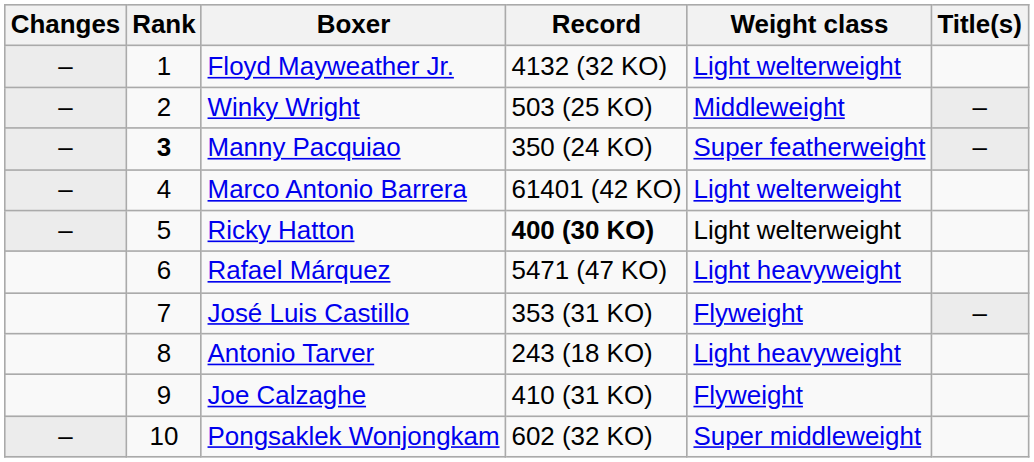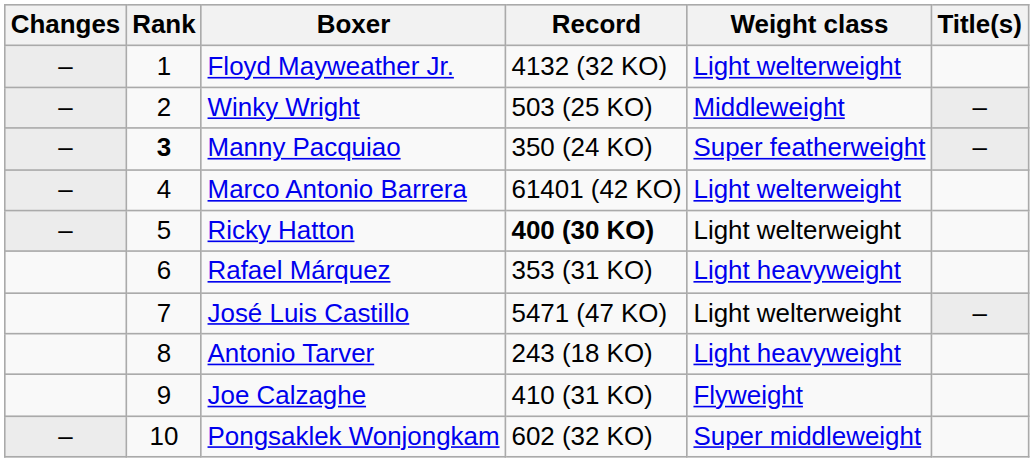(589, 271) 5471 (47 KO) -> (582, 271) 353 (31 KO)
(582, 312) 353 (31 KO) -> (589, 312) 5471 (47 KO)
(748, 312) Flyweight -> (797, 312) Light welterweight
